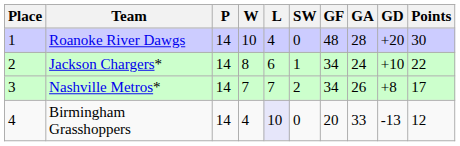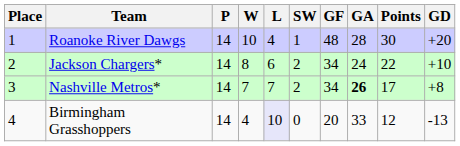columns swapped: (392, 16) <-> (431, 16)
(297, 40) 0 -> (297, 40) 1
(297, 64) 1 -> (297, 64) 2
(359, 87) normal -> (359, 87) bold
